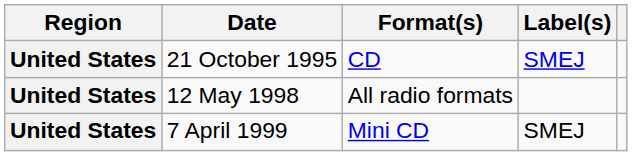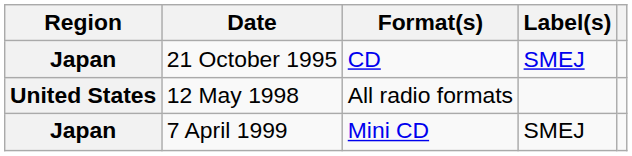(83, 58) United States -> (83, 58) Japan
(83, 131) United States -> (83, 131) Japan
